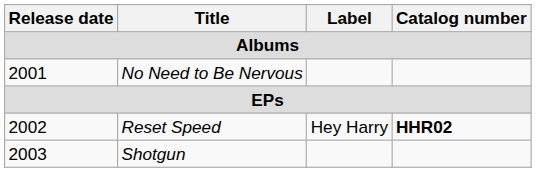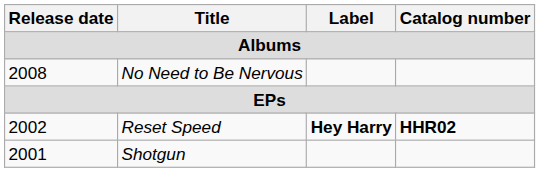(28, 73) 2001 -> (28, 73) 2008
(349, 127) normal -> (351, 127) bold
(28, 154) 2003 -> (28, 154) 2001
